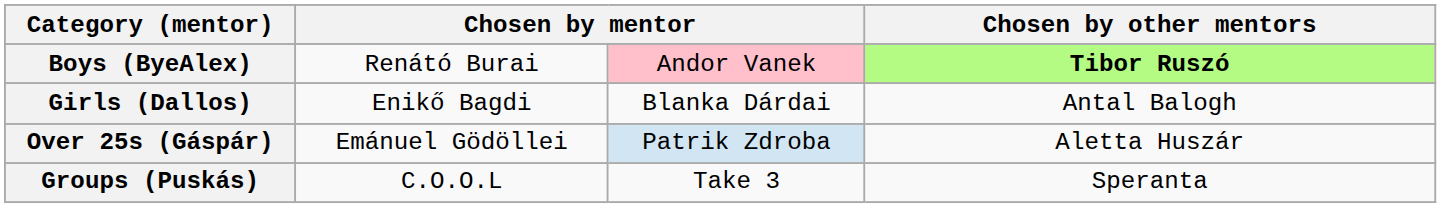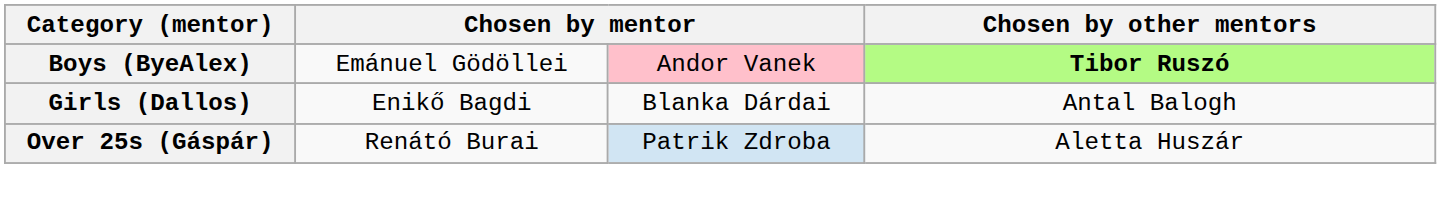(452, 64) Renátó Burai -> (452, 64) Emánuel Gödöllei
(452, 143) Emánuel Gödöllei -> (452, 143) Renátó Burai
- row: (150, 182)
